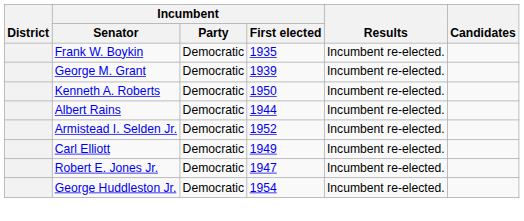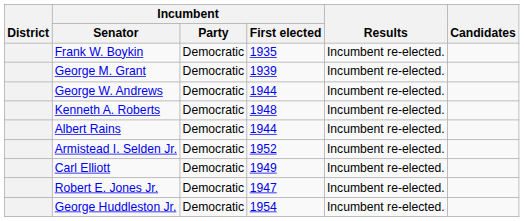+ row: (109, 91)
(263, 91) 1950 -> (263, 110) 1948
